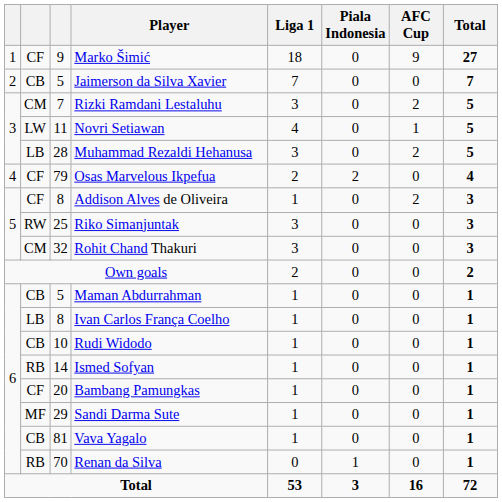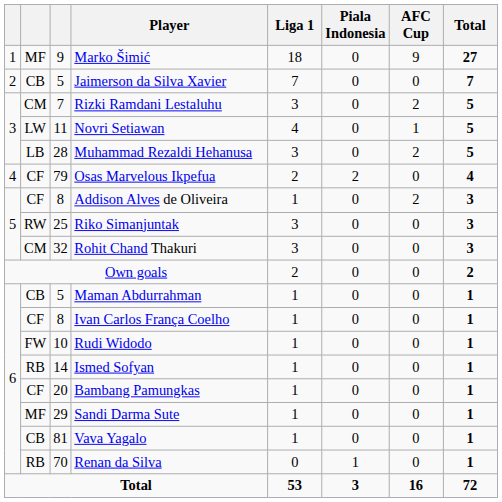(35, 57) CF -> (35, 57) MF
(35, 319) LB -> (35, 319) CF
(35, 343) CB -> (35, 343) FW
